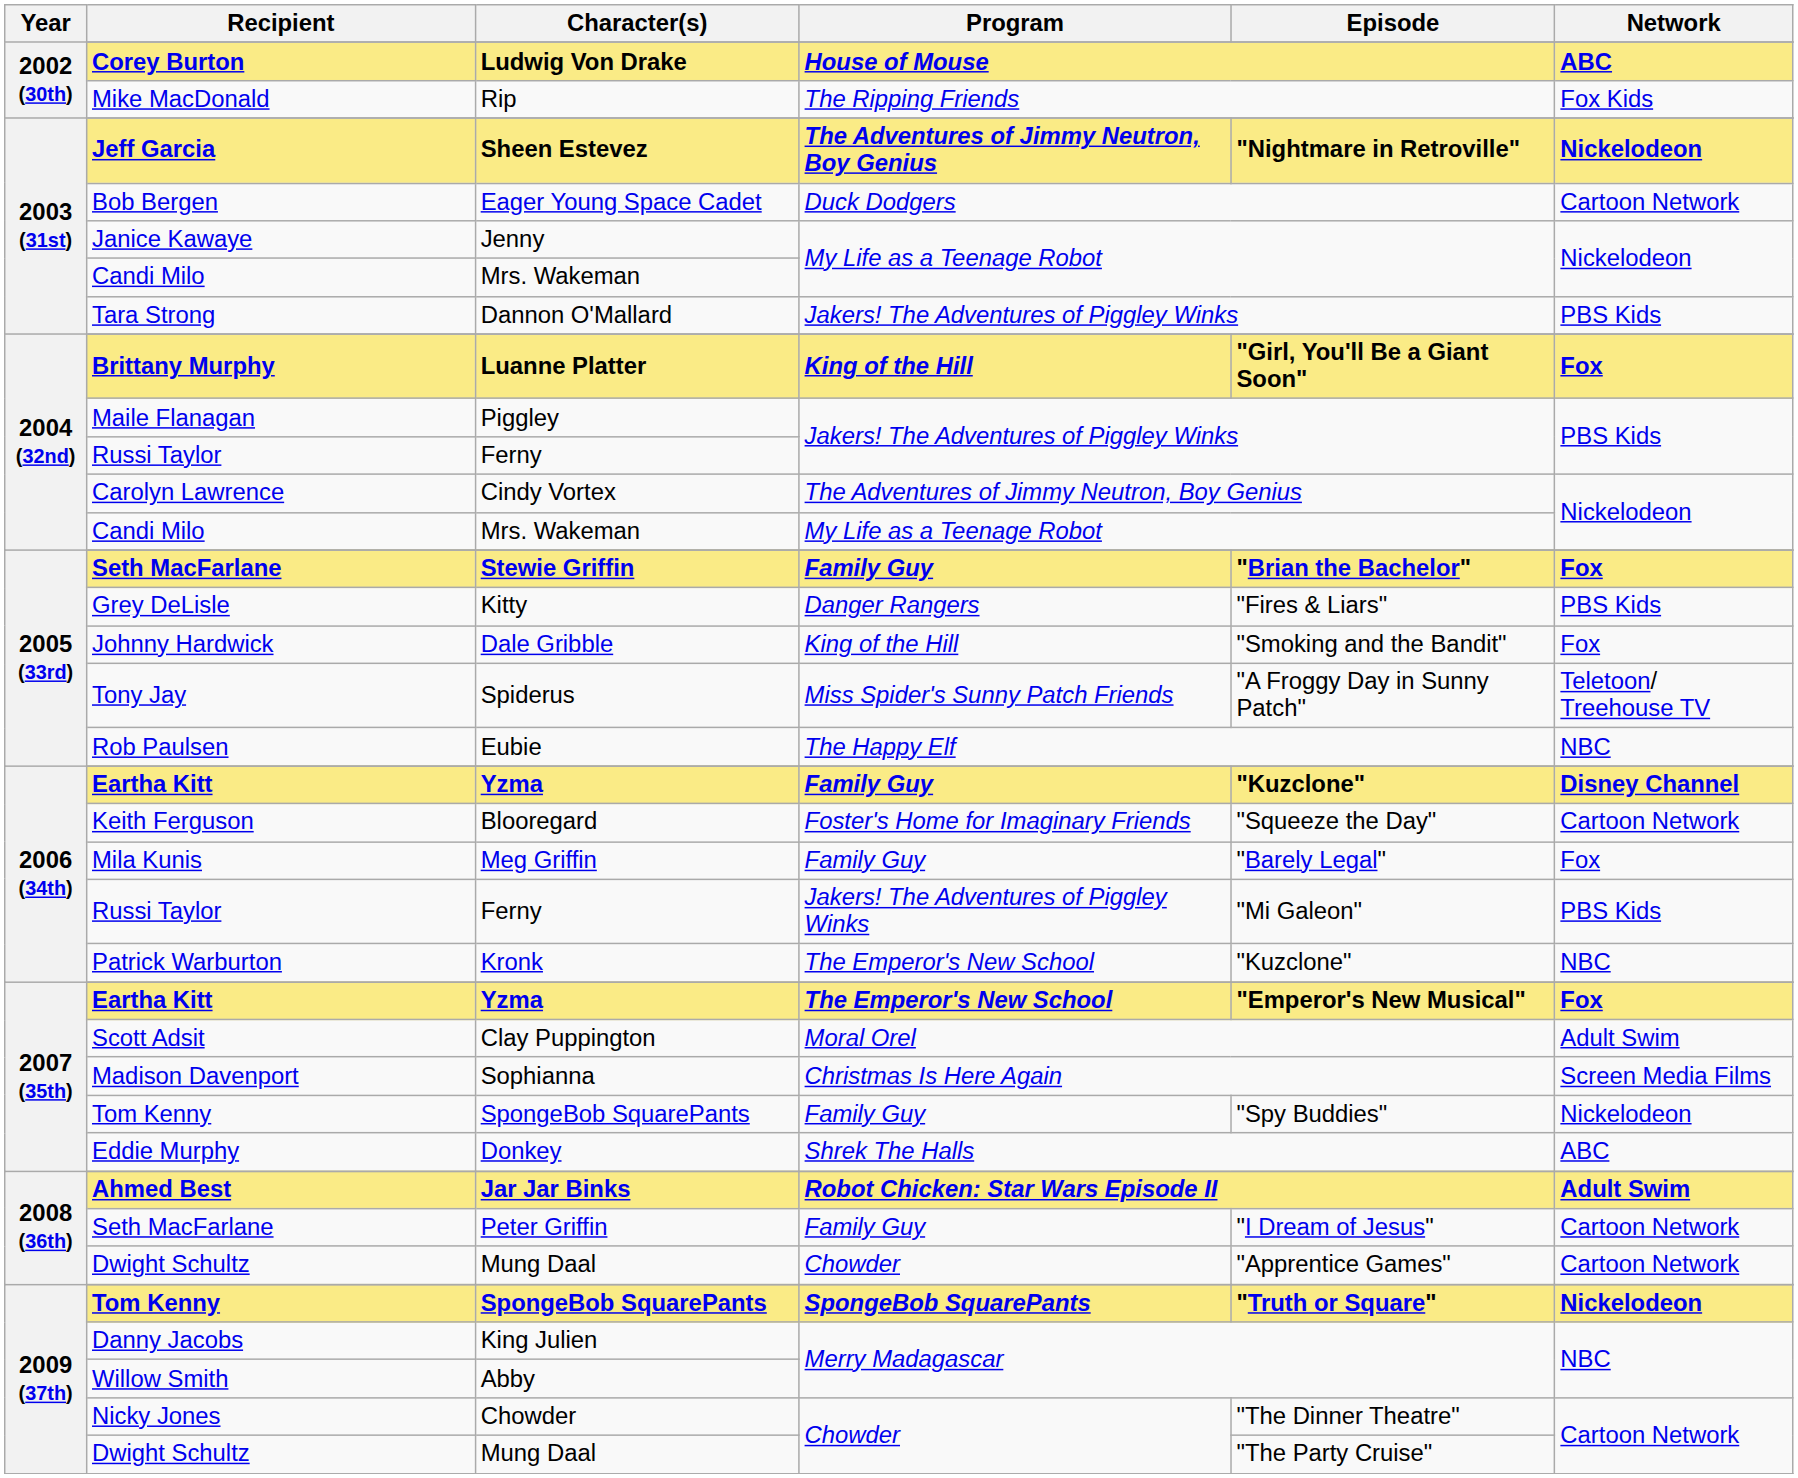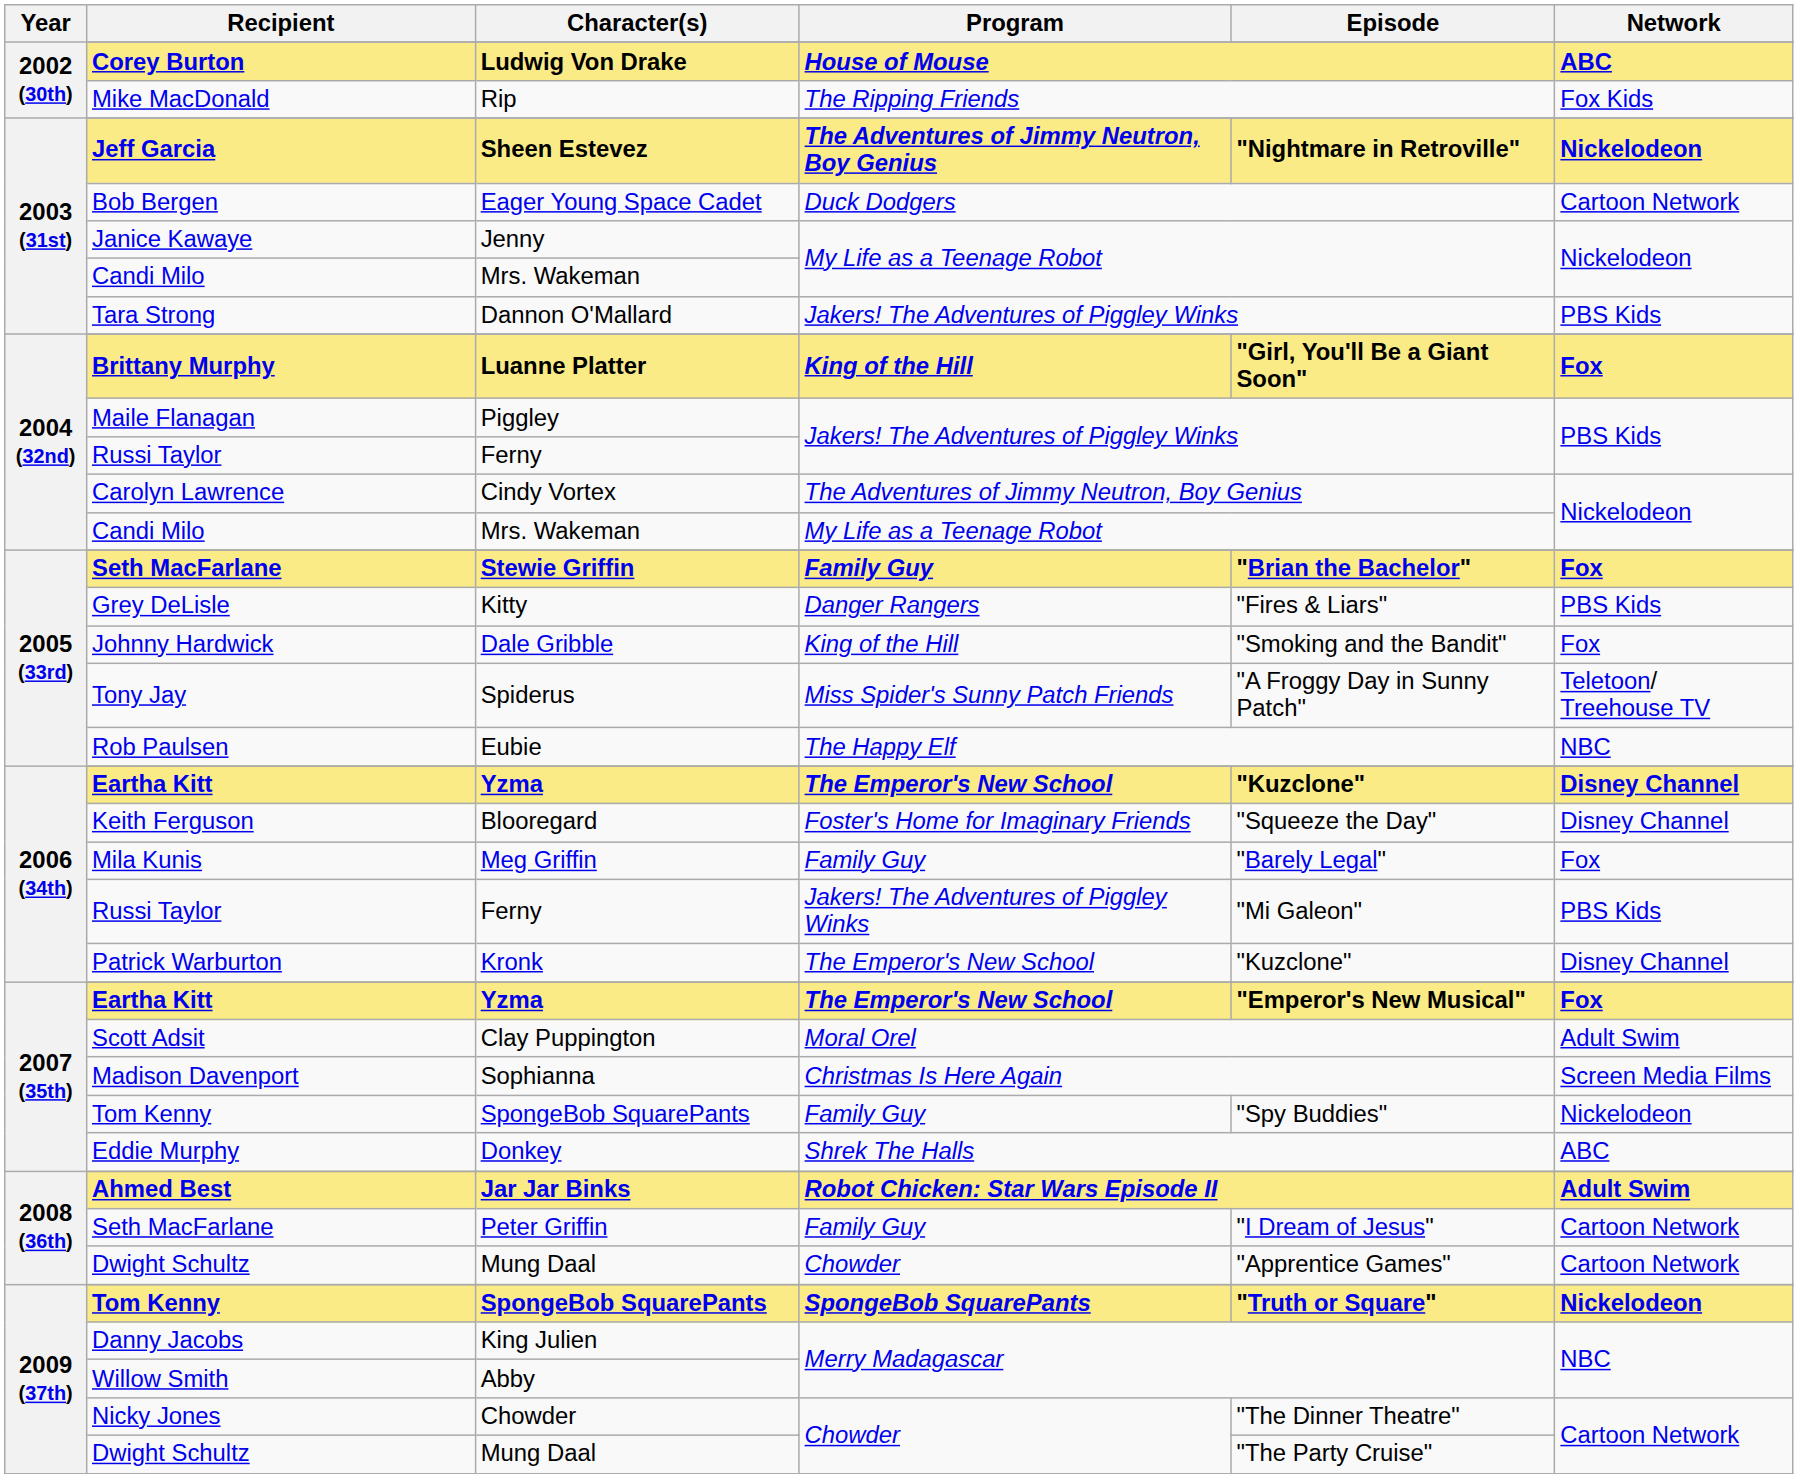(869, 784) Family Guy -> (958, 784) The Emperor's New School
(1650, 822) Cartoon Network -> (1645, 822) Disney Channel
(1586, 962) NBC -> (1645, 962) Disney Channel
